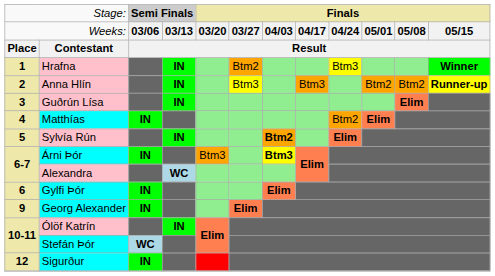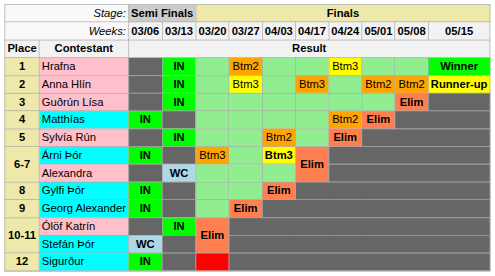(279, 137) bold -> (279, 137) normal
(22, 191) 6 -> (22, 191) 8
